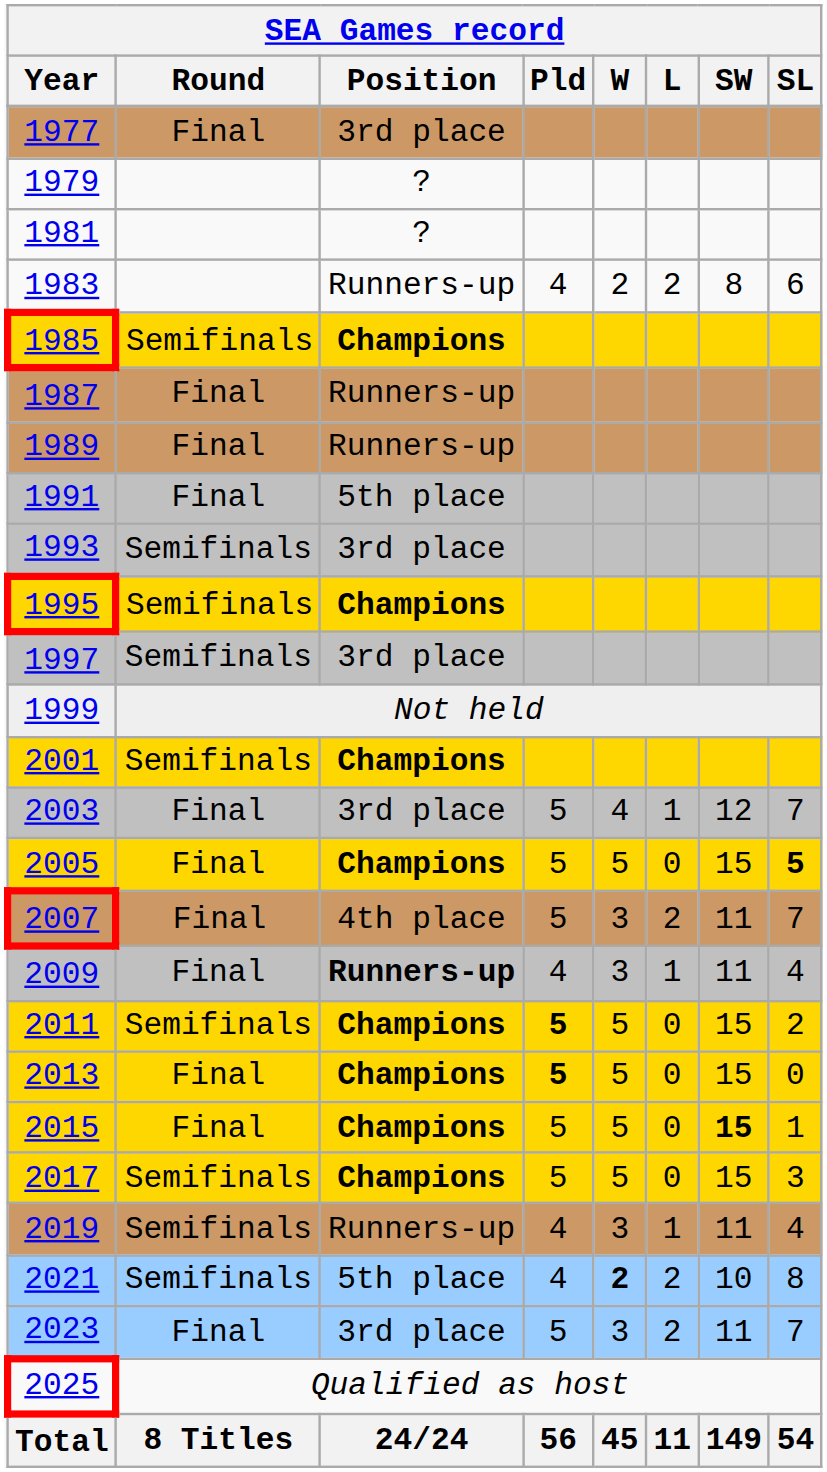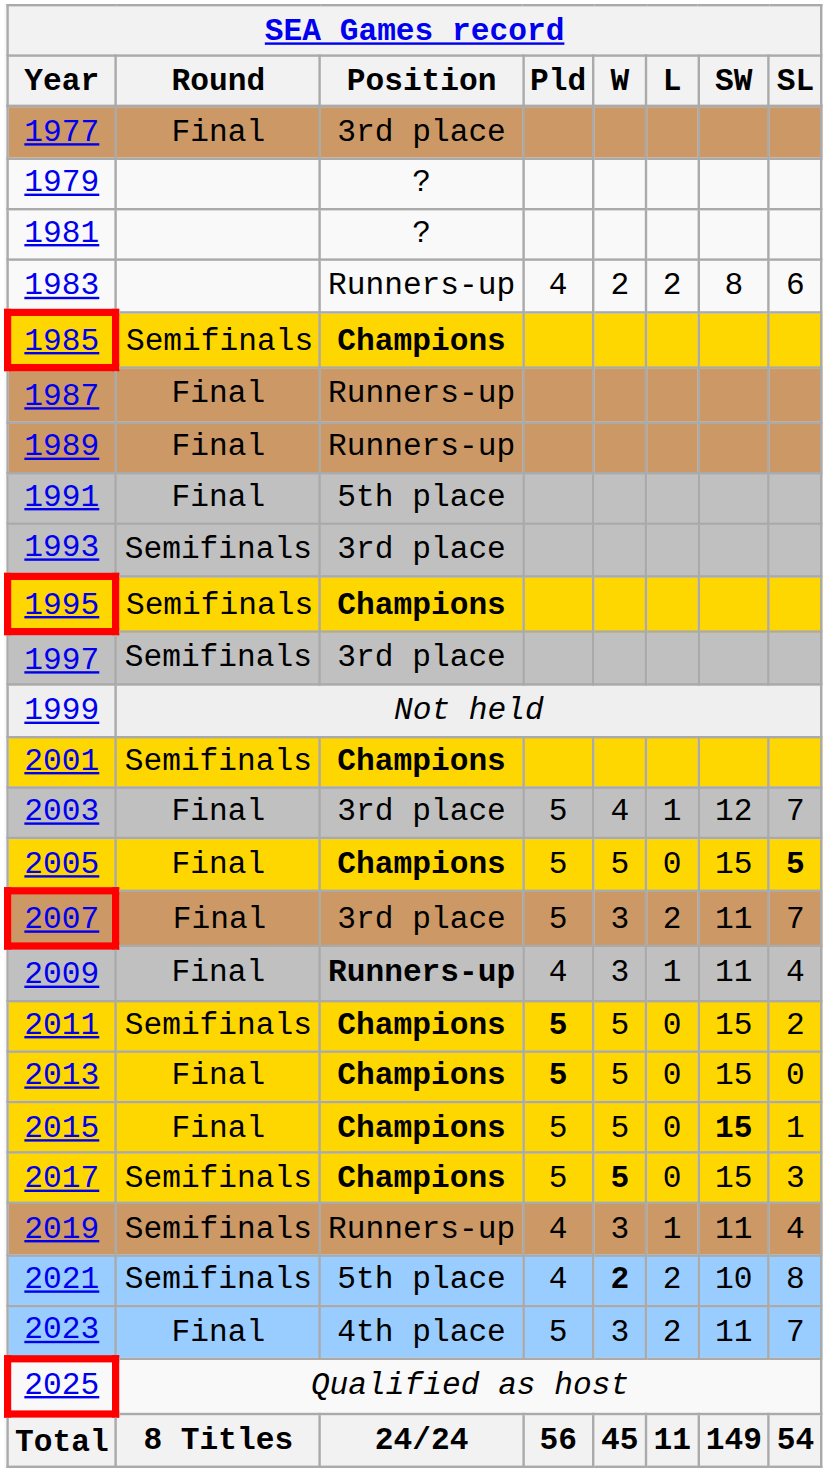(422, 919) 4th place -> (422, 919) 3rd place
(620, 1178) normal -> (620, 1178) bold
(422, 1332) 3rd place -> (422, 1332) 4th place
